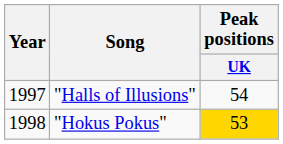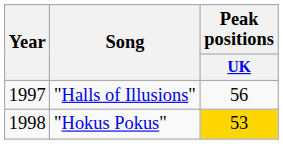(239, 94) 54 -> (239, 94) 56
